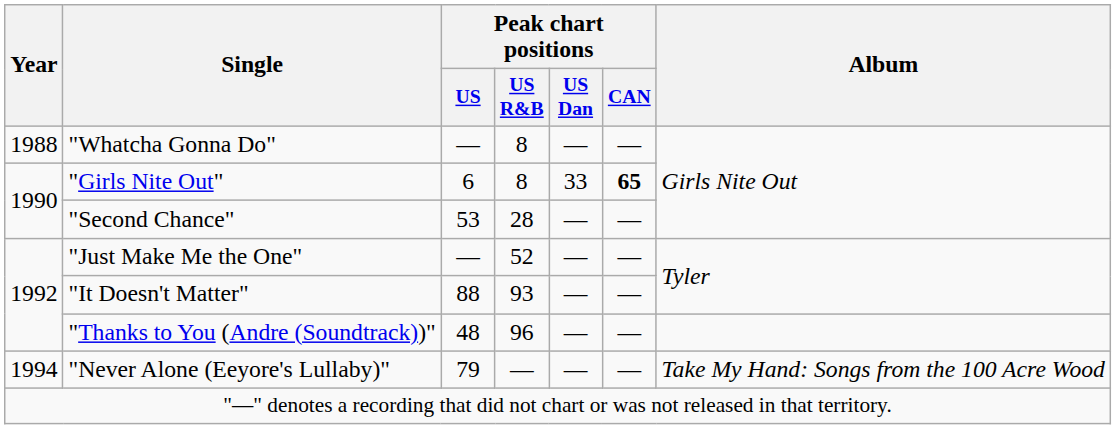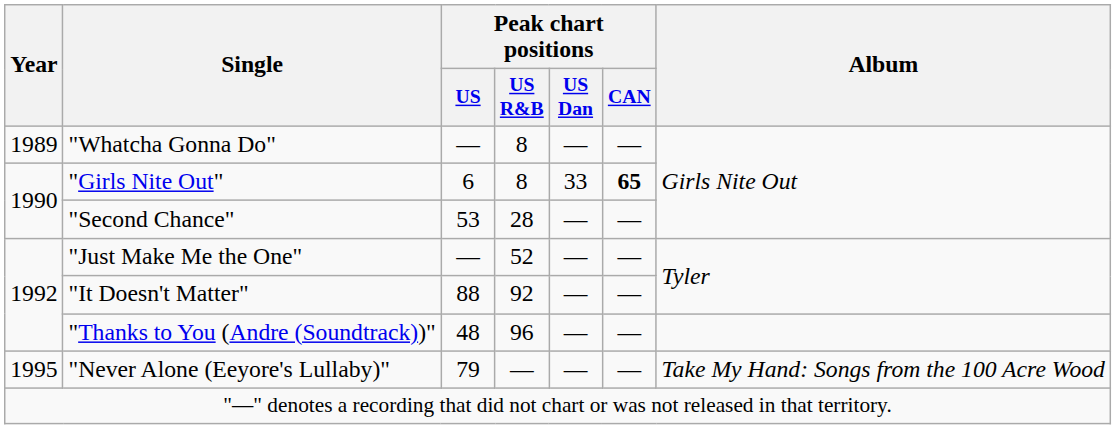(34, 144) 1988 -> (34, 144) 1989
(522, 294) 93 -> (522, 294) 92
(34, 369) 1994 -> (34, 369) 1995
